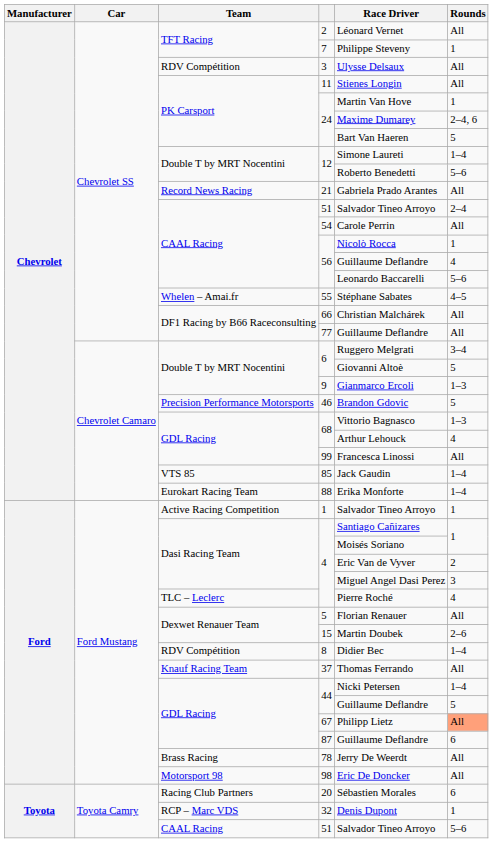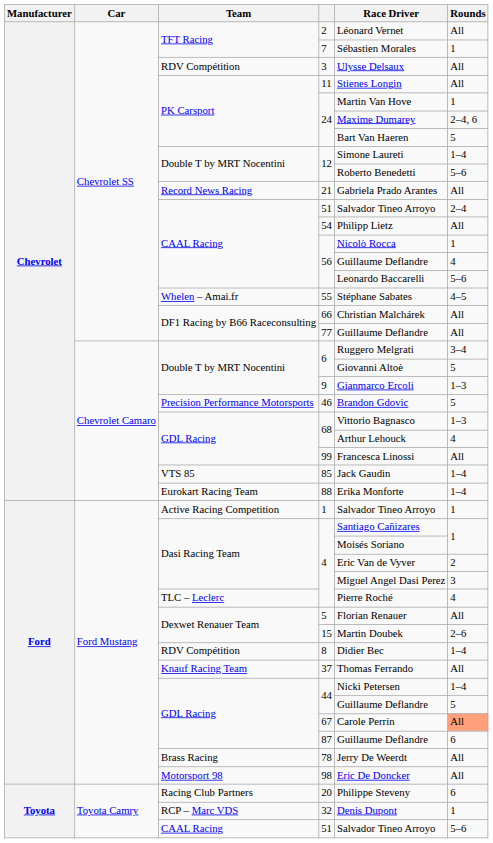(374, 48) Philippe Steveny -> (377, 48) Sébastien Morales
(366, 225) Carole Perrin -> (365, 225) Philipp Lietz
(365, 721) Philipp Lietz -> (366, 721) Carole Perrin
(377, 792) Sébastien Morales -> (374, 792) Philippe Steveny
